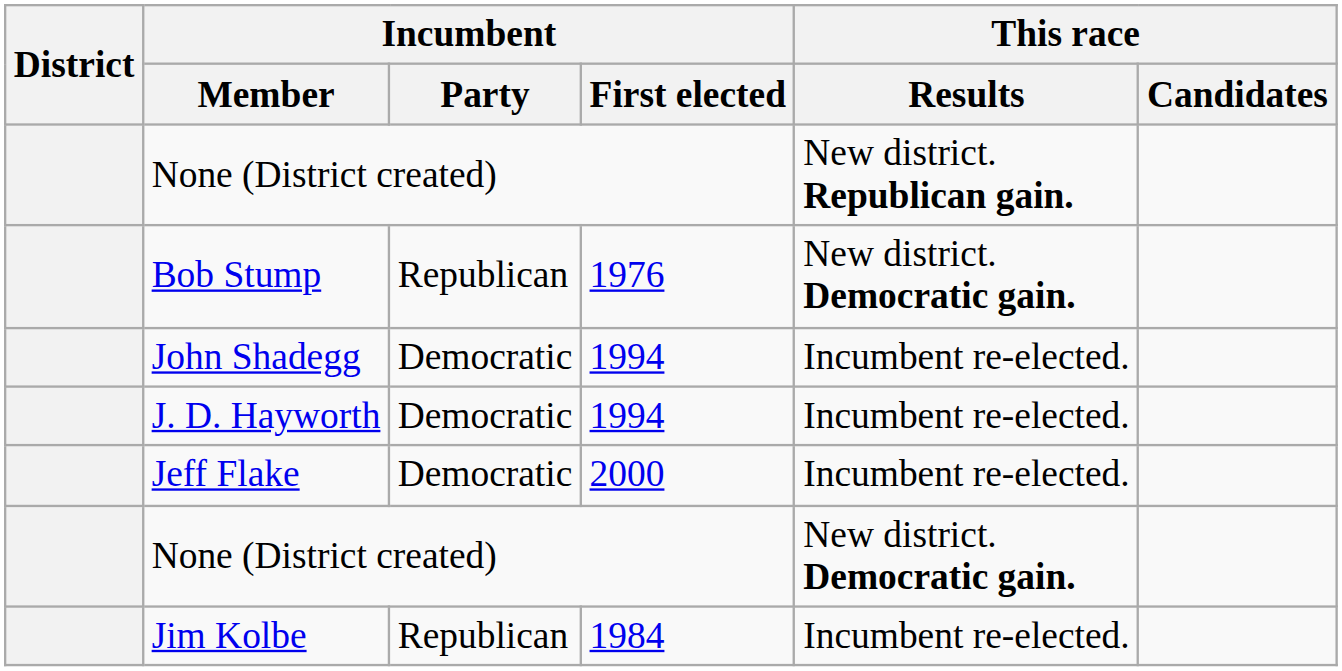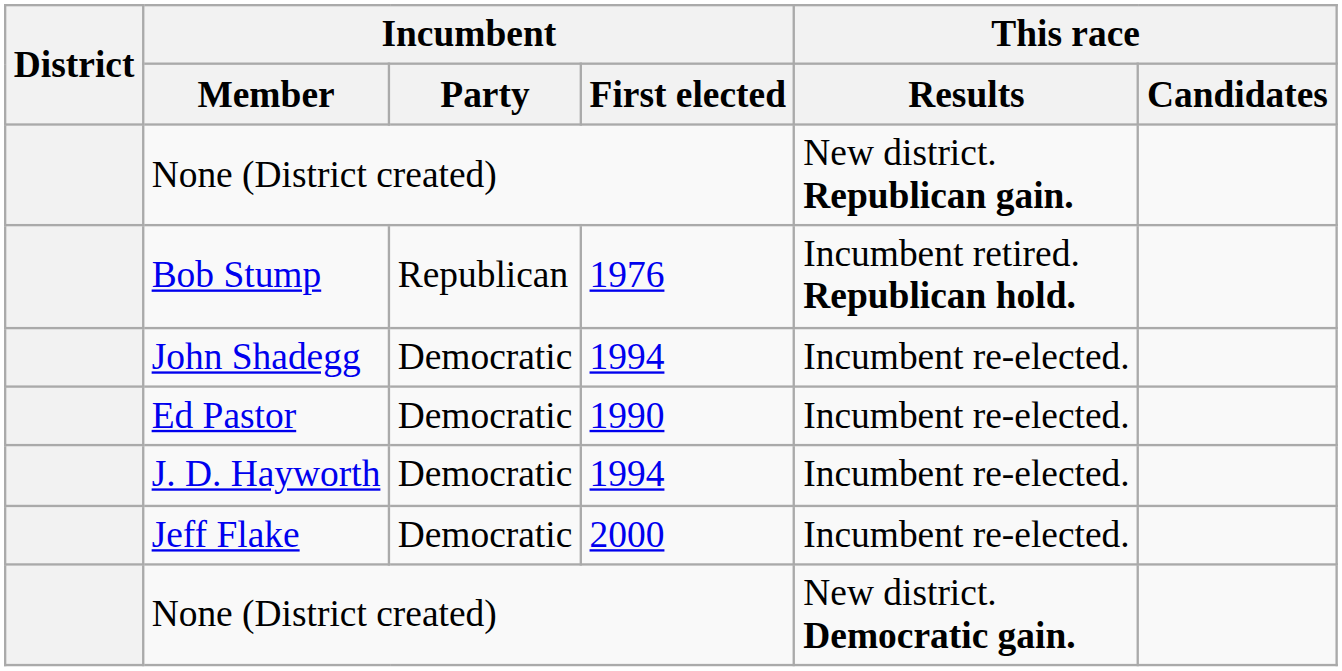(939, 275) New district. Democratic gain. -> (942, 275) Incumbent retired. Republican hold.
+ row: (224, 415)
- row: (229, 635)
